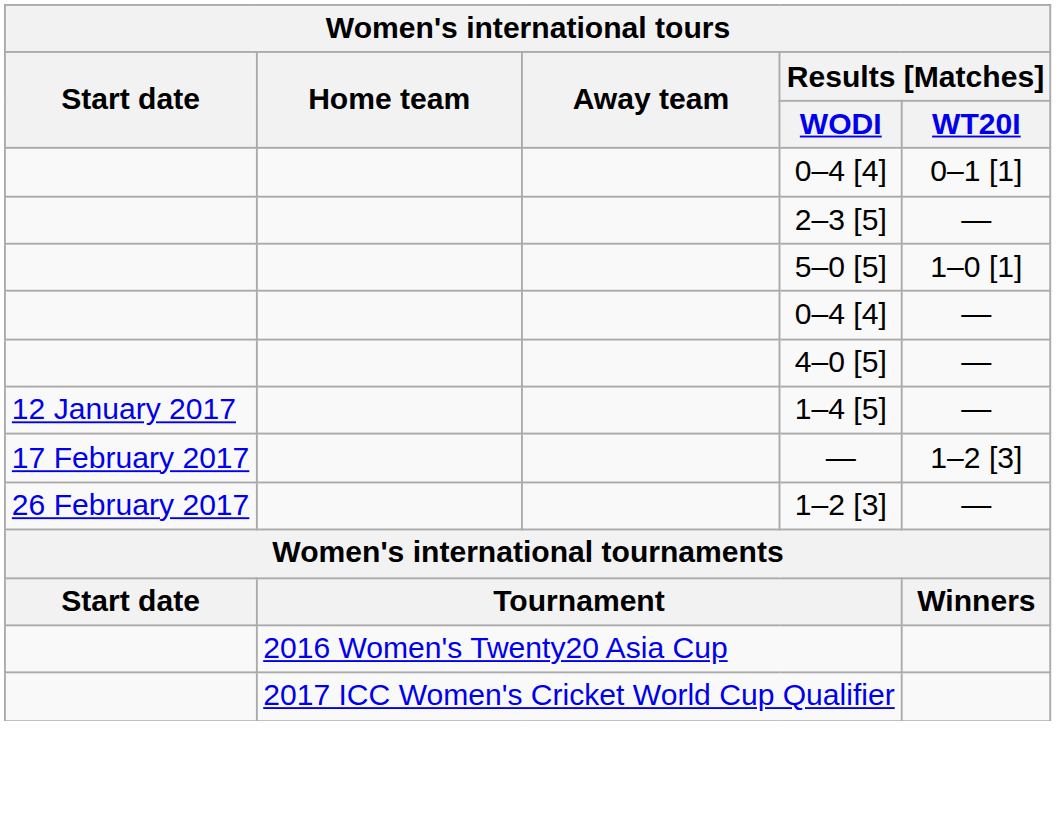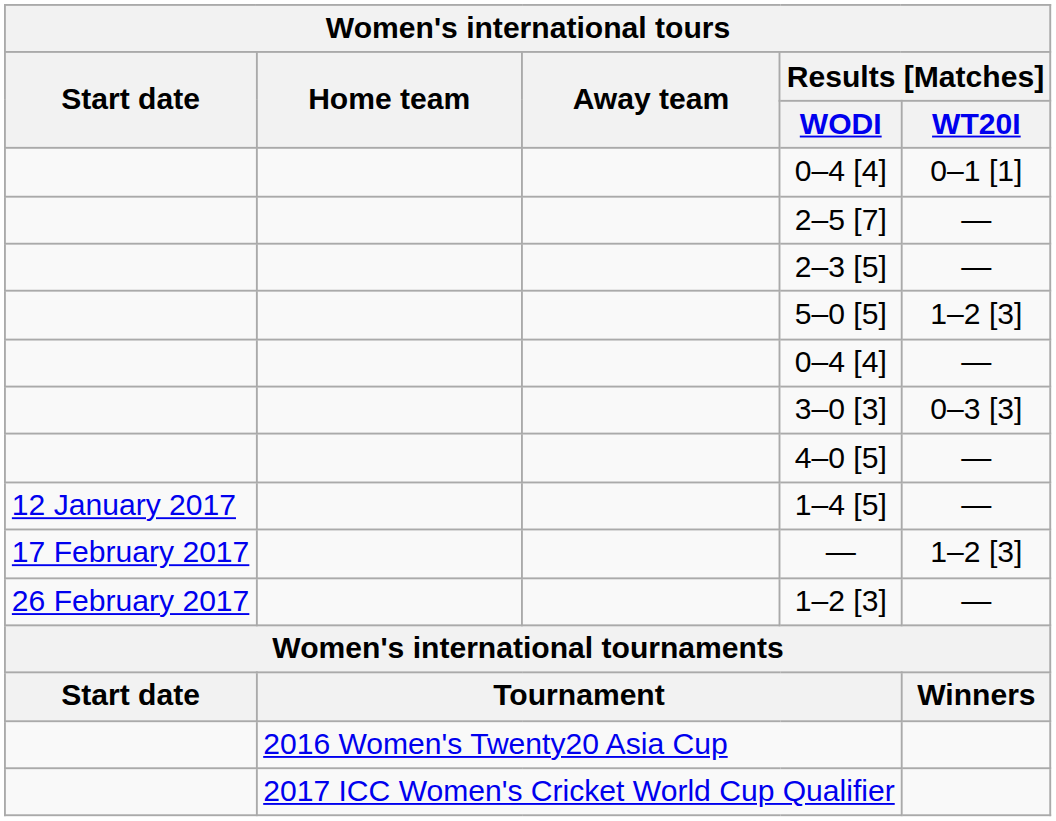+ row: (131, 220)
(976, 266) 1–0 [1] -> (976, 314) 1–2 [3]
+ row: (131, 410)
